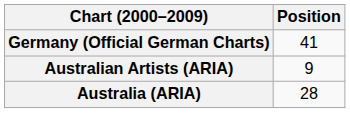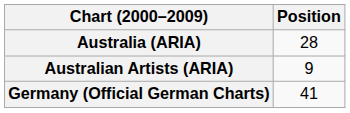rows swapped: (139, 94) <-> (139, 42)
